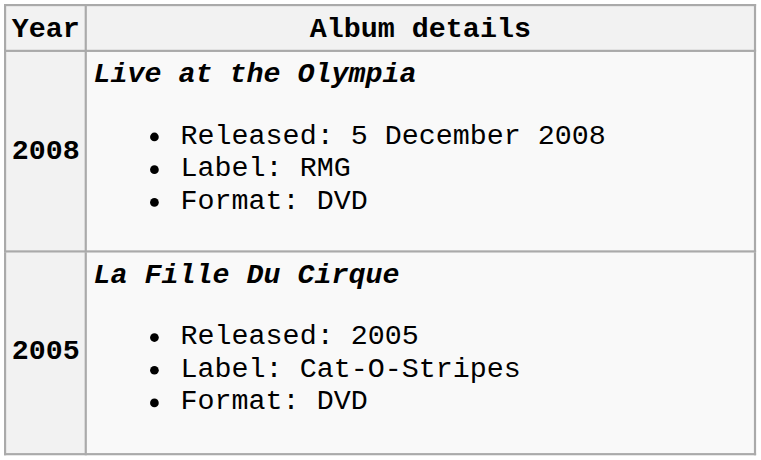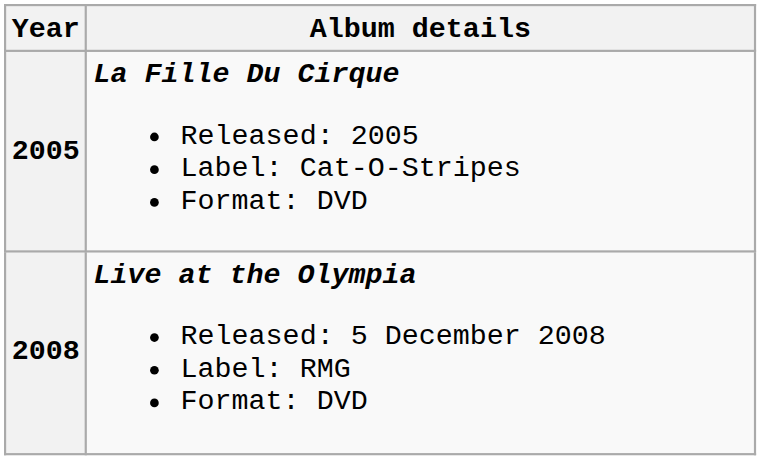rows swapped: (46, 353) <-> (46, 152)
